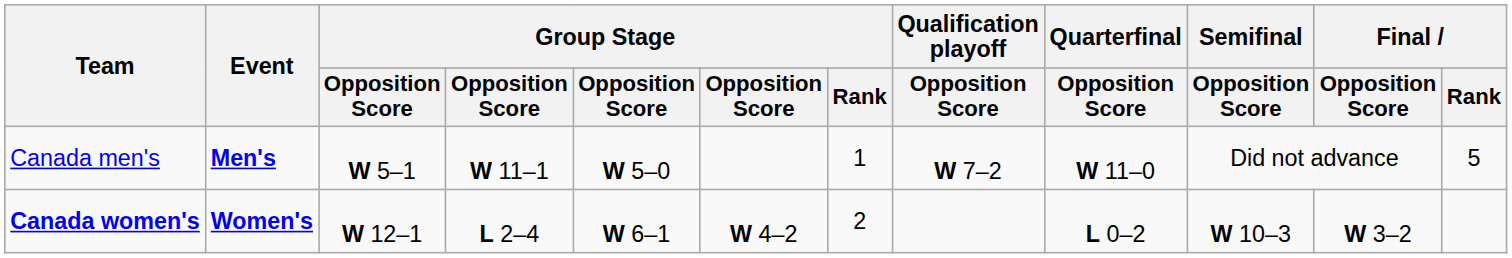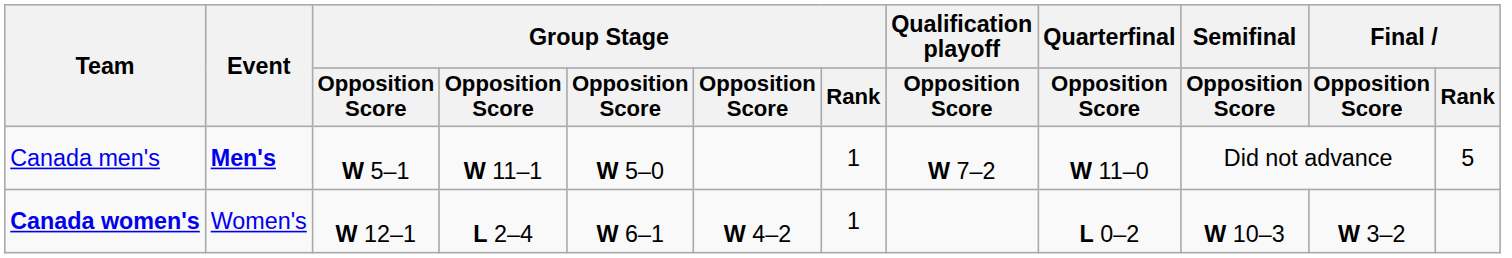(262, 221) bold -> (259, 221) normal
(860, 221) 2 -> (853, 221) 1
